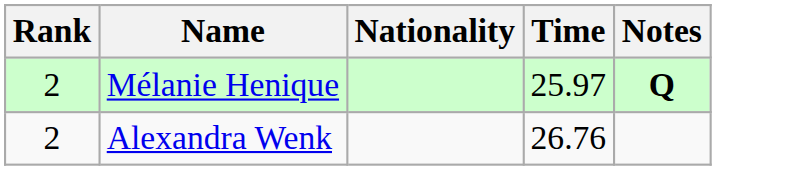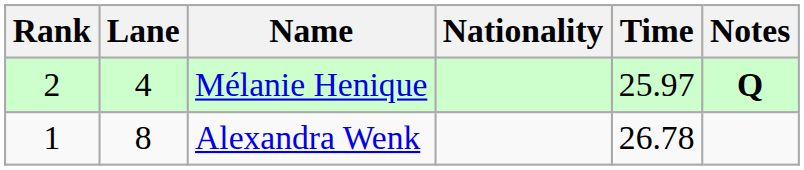+ column: (143, 31)
(52, 137) 2 -> (52, 137) 1
(568, 137) 26.76 -> (657, 137) 26.78
